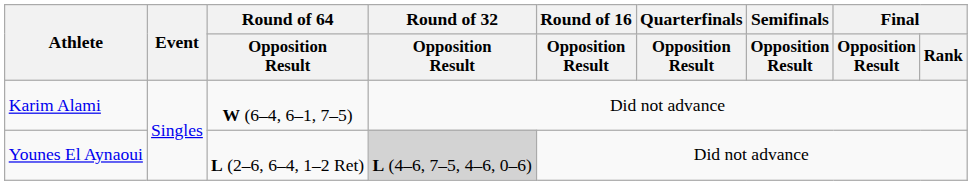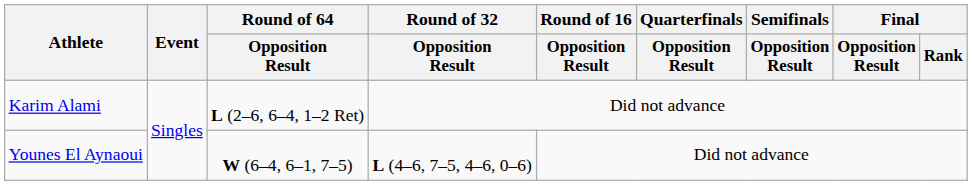(288, 116) W (6–4, 6–1, 7–5) -> (288, 116) L (2–6, 6–4, 1–2 Ret)
(288, 165) L (2–6, 6–4, 1–2 Ret) -> (288, 165) W (6–4, 6–1, 7–5)
(452, 165) lightgrey background -> (452, 165) no background
